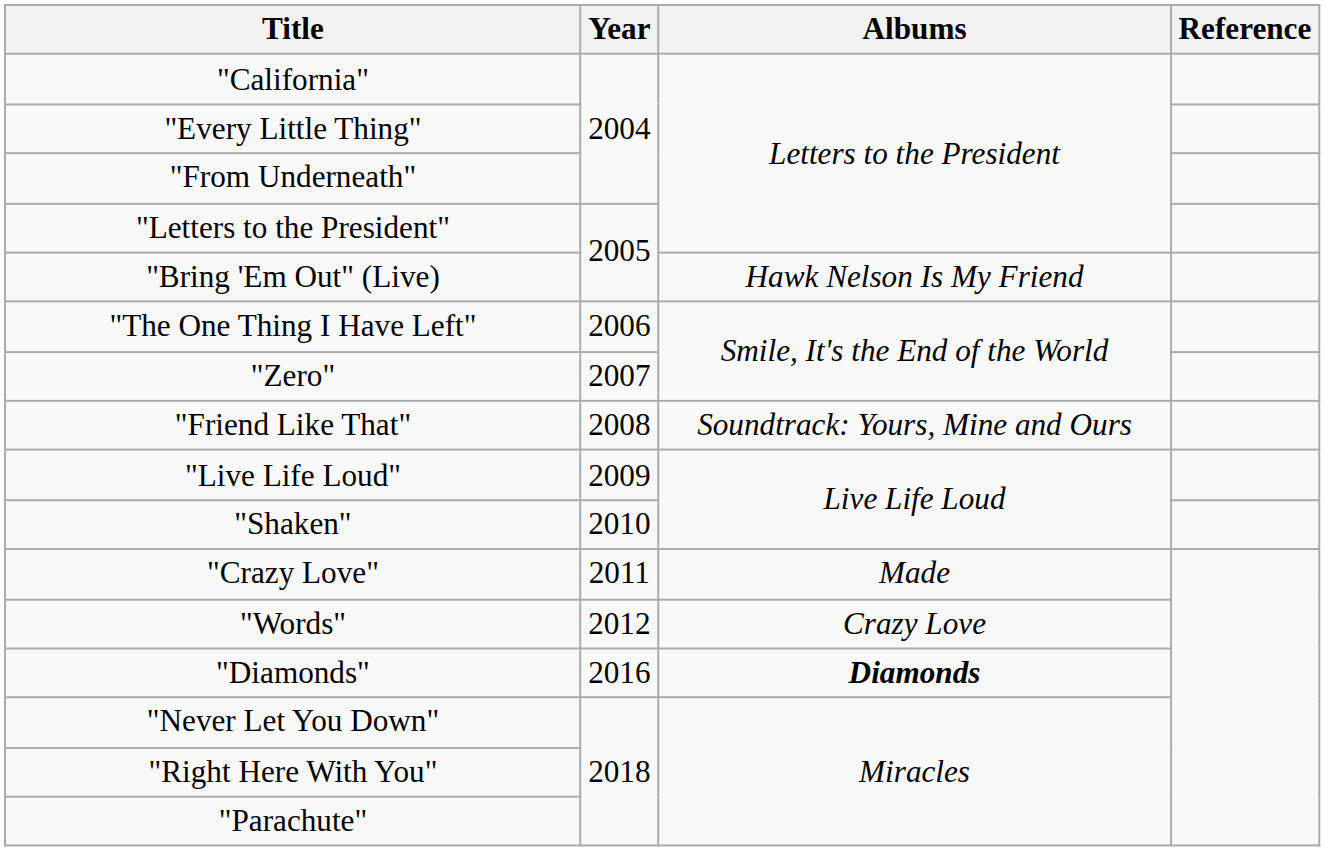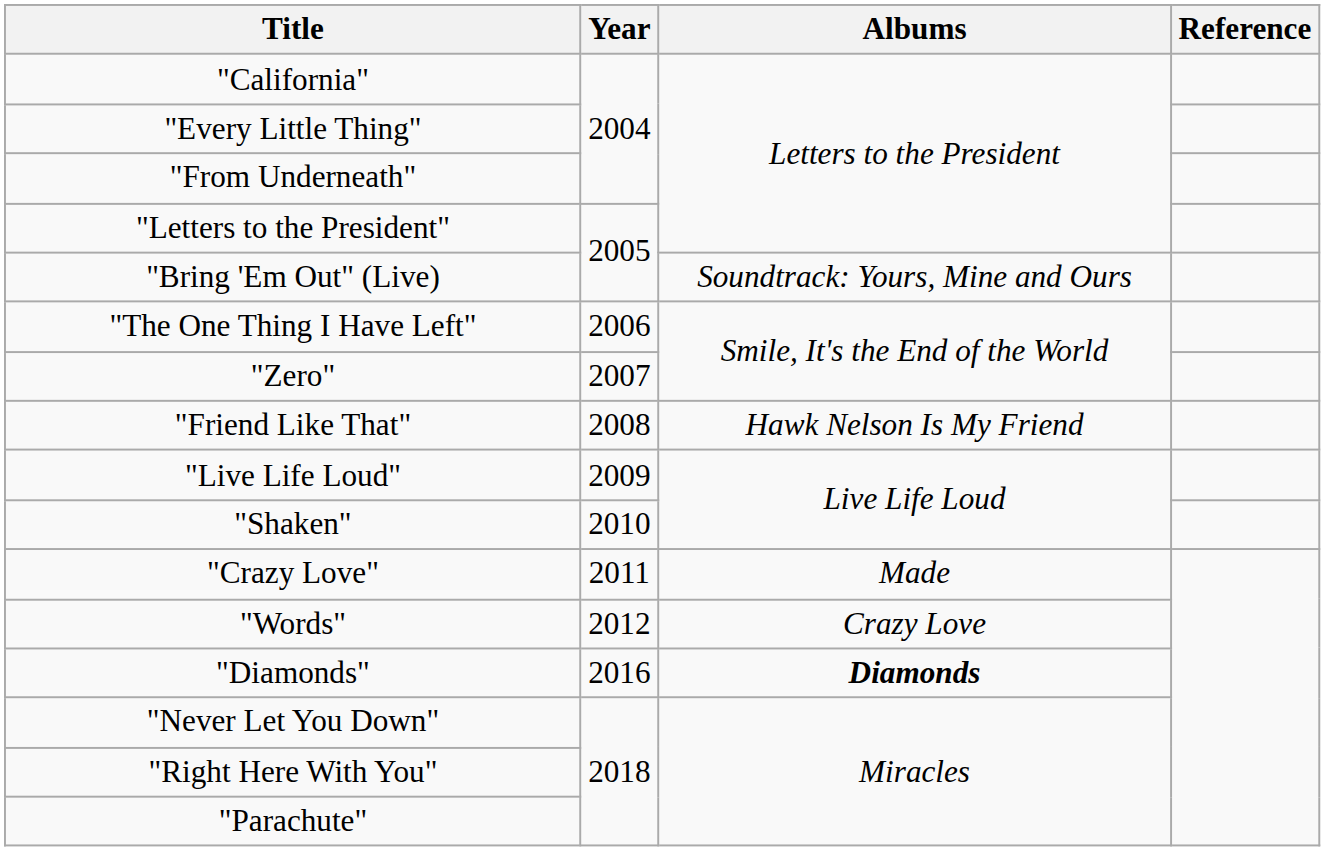(915, 276) Hawk Nelson Is My Friend -> (915, 276) Soundtrack: Yours, Mine and Ours
(915, 425) Soundtrack: Yours, Mine and Ours -> (915, 425) Hawk Nelson Is My Friend
